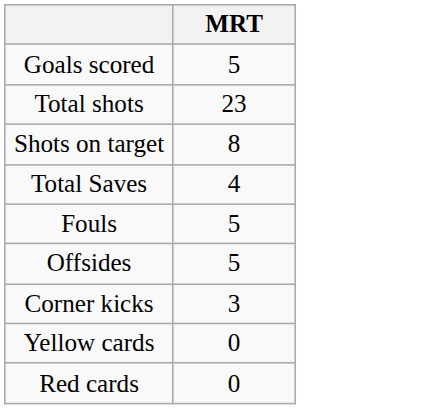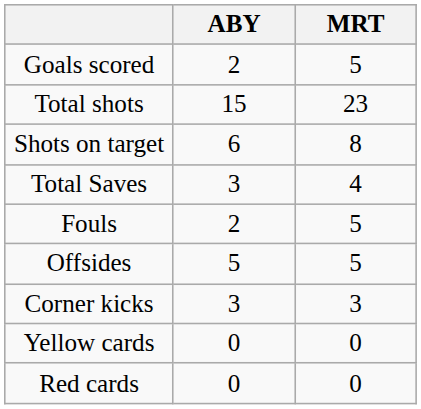+ column: (234, 24)
